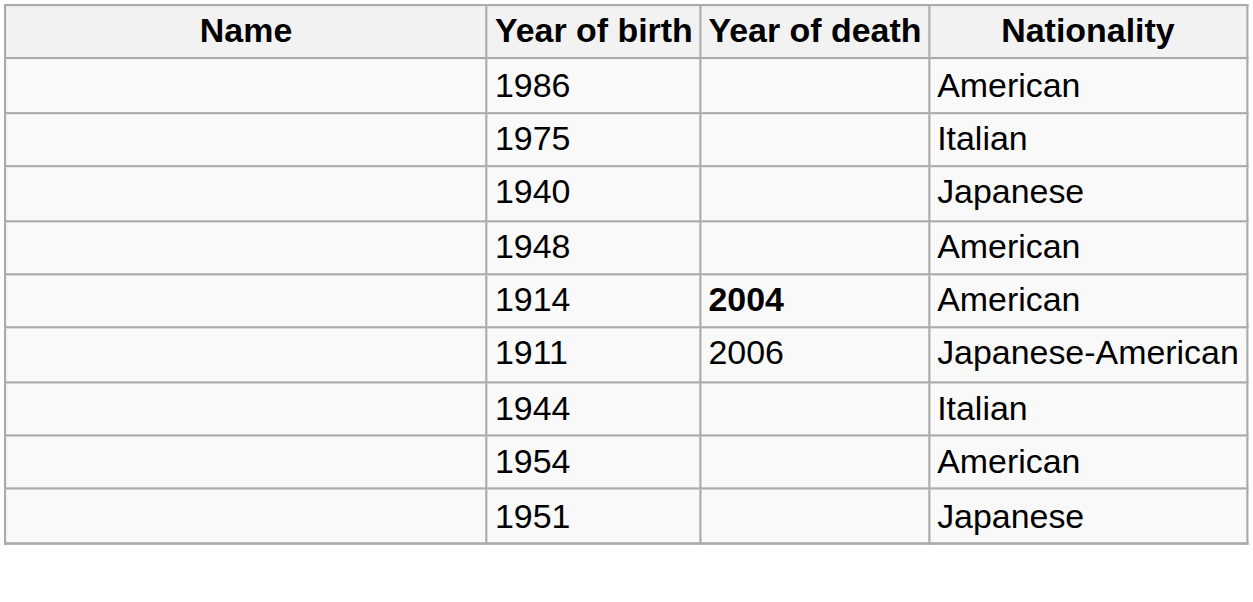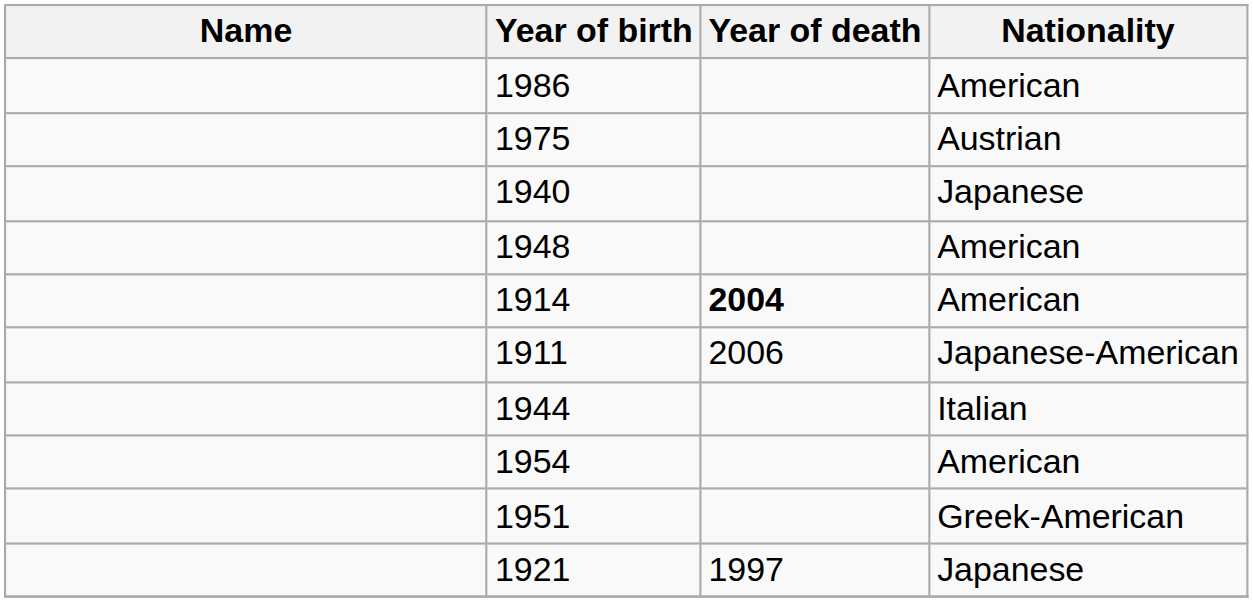(982, 138) Italian -> (999, 138) Austrian
(1011, 515) Japanese -> (1061, 515) Greek-American
+ row: (533, 569)
